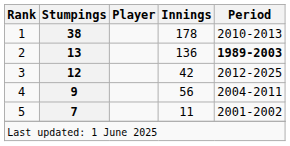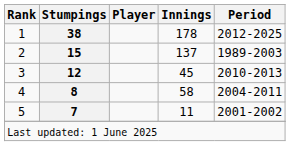(250, 34) 2010-2013 -> (250, 34) 2012-2025
(74, 53) 13 -> (74, 53) 15
(186, 53) 136 -> (186, 53) 137
(250, 53) bold -> (250, 53) normal
(186, 73) 42 -> (186, 73) 45
(250, 73) 2012-2025 -> (250, 73) 2010-2013
(74, 92) 9 -> (74, 92) 8
(186, 92) 56 -> (186, 92) 58
